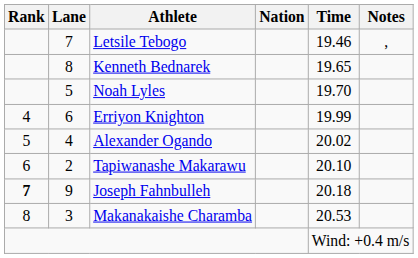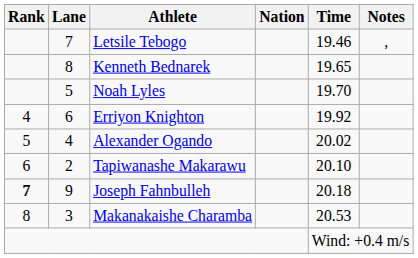(334, 116) 19.99 -> (334, 116) 19.92
